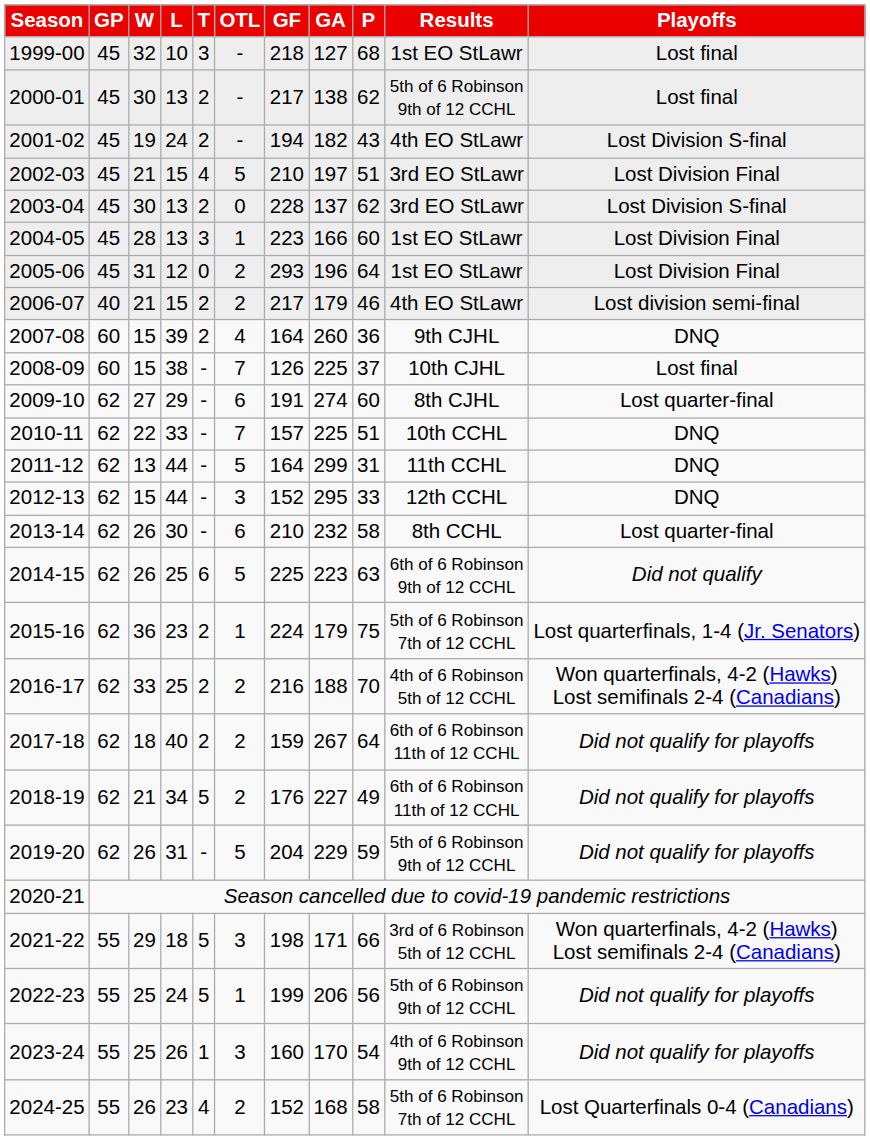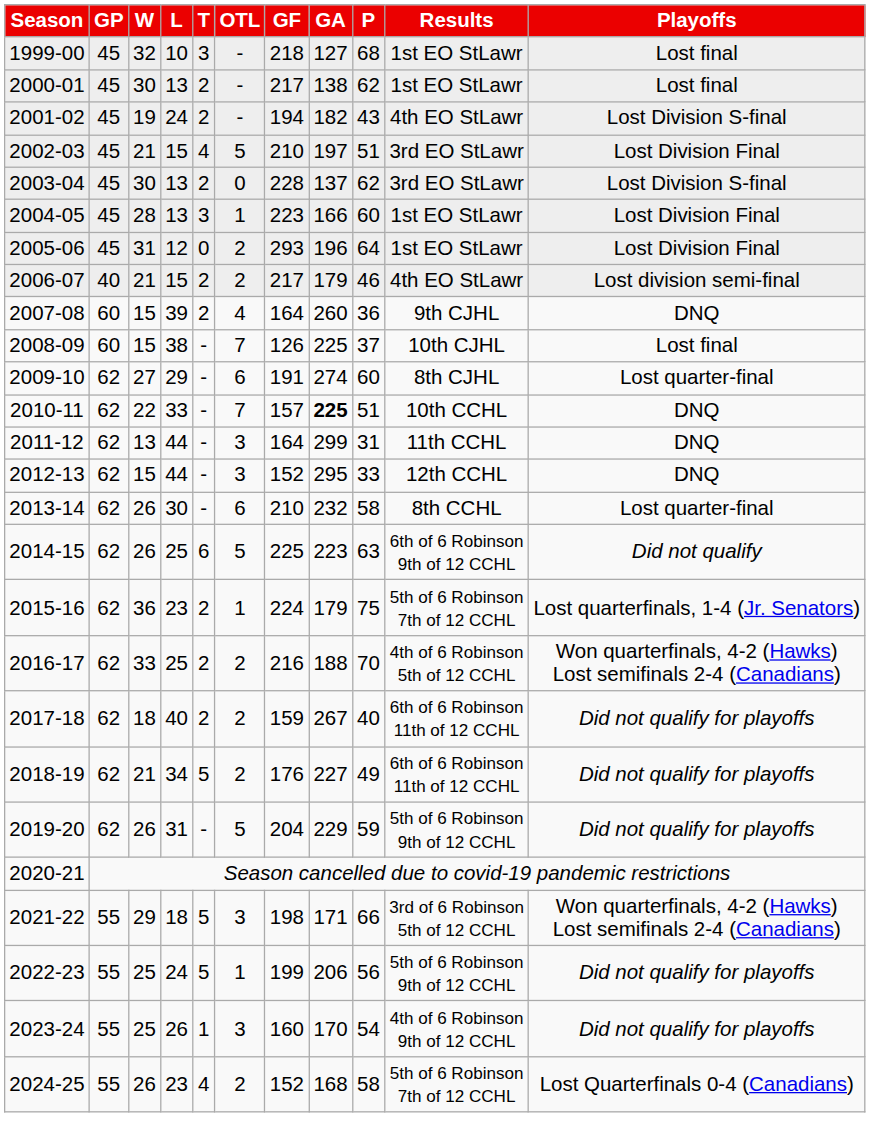(457, 98) 5th of 6 Robinson 9th of 12 CCHL -> (457, 85) 1st EO StLawr
(331, 433) normal -> (331, 410) bold
(240, 466) 5 -> (240, 442) 3
(368, 741) 64 -> (368, 718) 40
